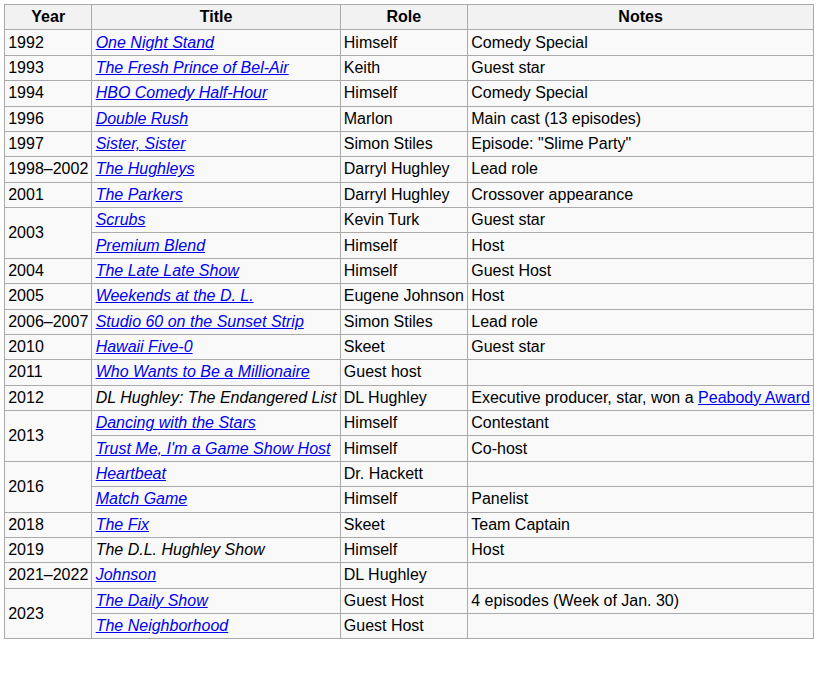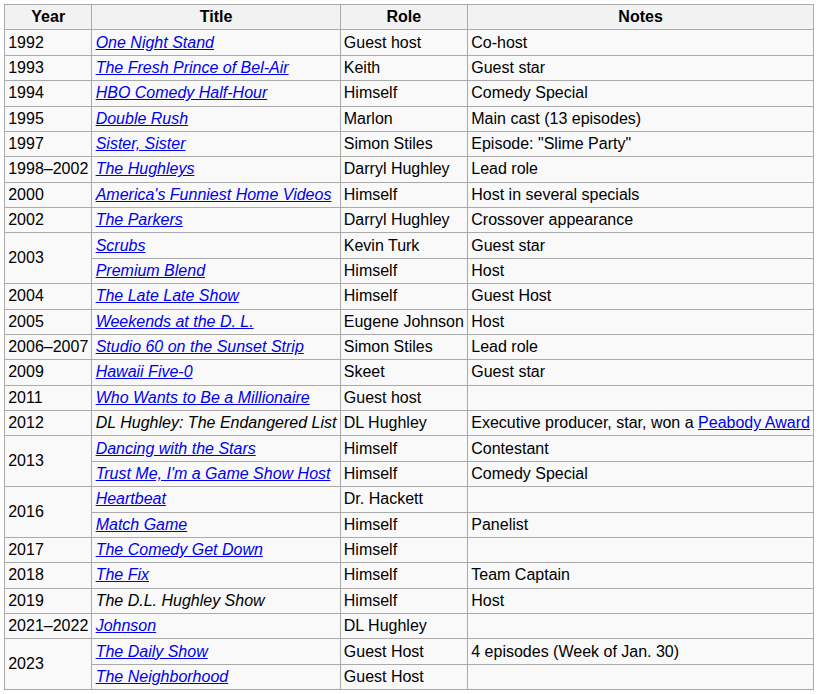(370, 42) Himself -> (382, 42) Guest host
(530, 42) Comedy Special -> (499, 42) Co-host
(26, 118) 1996 -> (26, 118) 1995
+ row: (214, 194)
(26, 194) 2001 -> (26, 220) 2002
(26, 347) 2010 -> (26, 372) 2009
(499, 448) Co-host -> (530, 473) Comedy Special
+ row: (179, 550)
(364, 524) Skeet -> (370, 575) Himself
